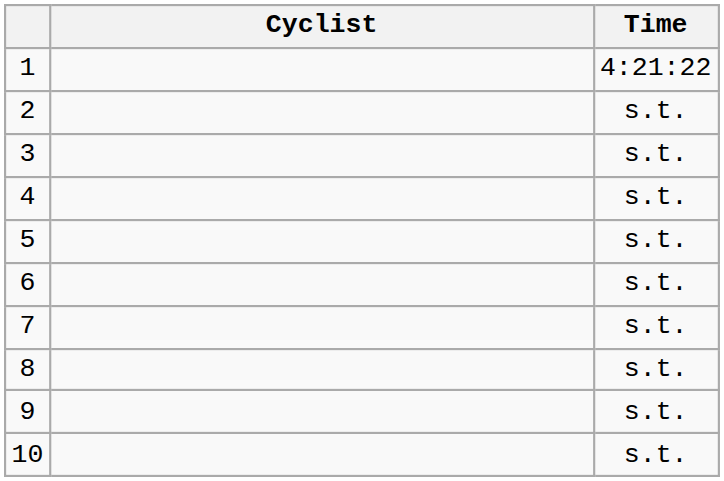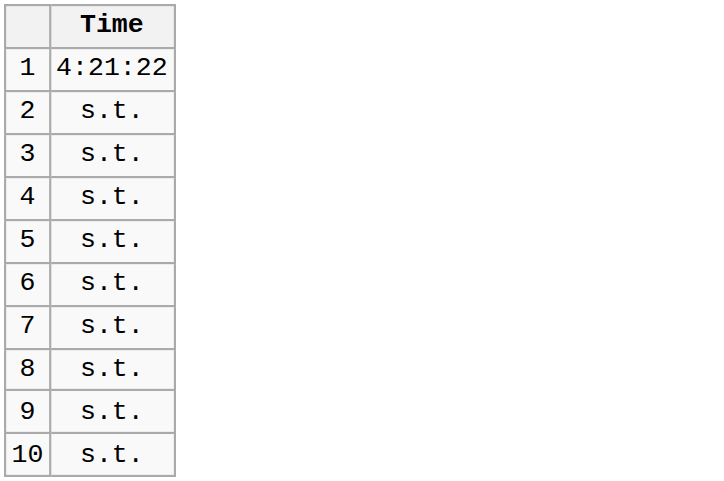- column: (322, 27)
